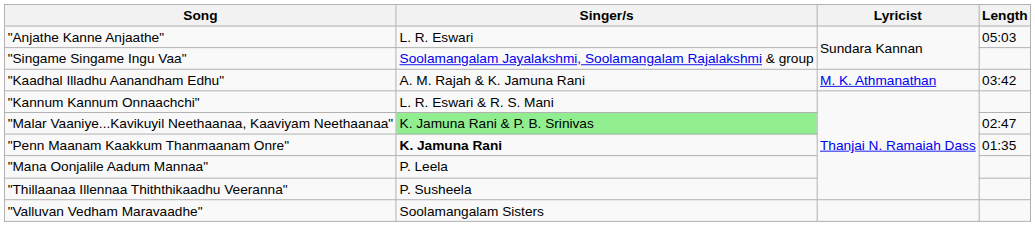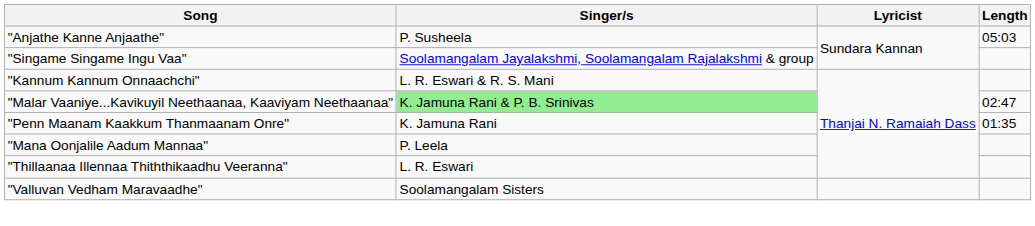(436, 37) L. R. Eswari -> (436, 37) P. Susheela
- row: (116, 80)
(451, 145) bold -> (448, 124) normal
(436, 189) P. Susheela -> (436, 167) L. R. Eswari
